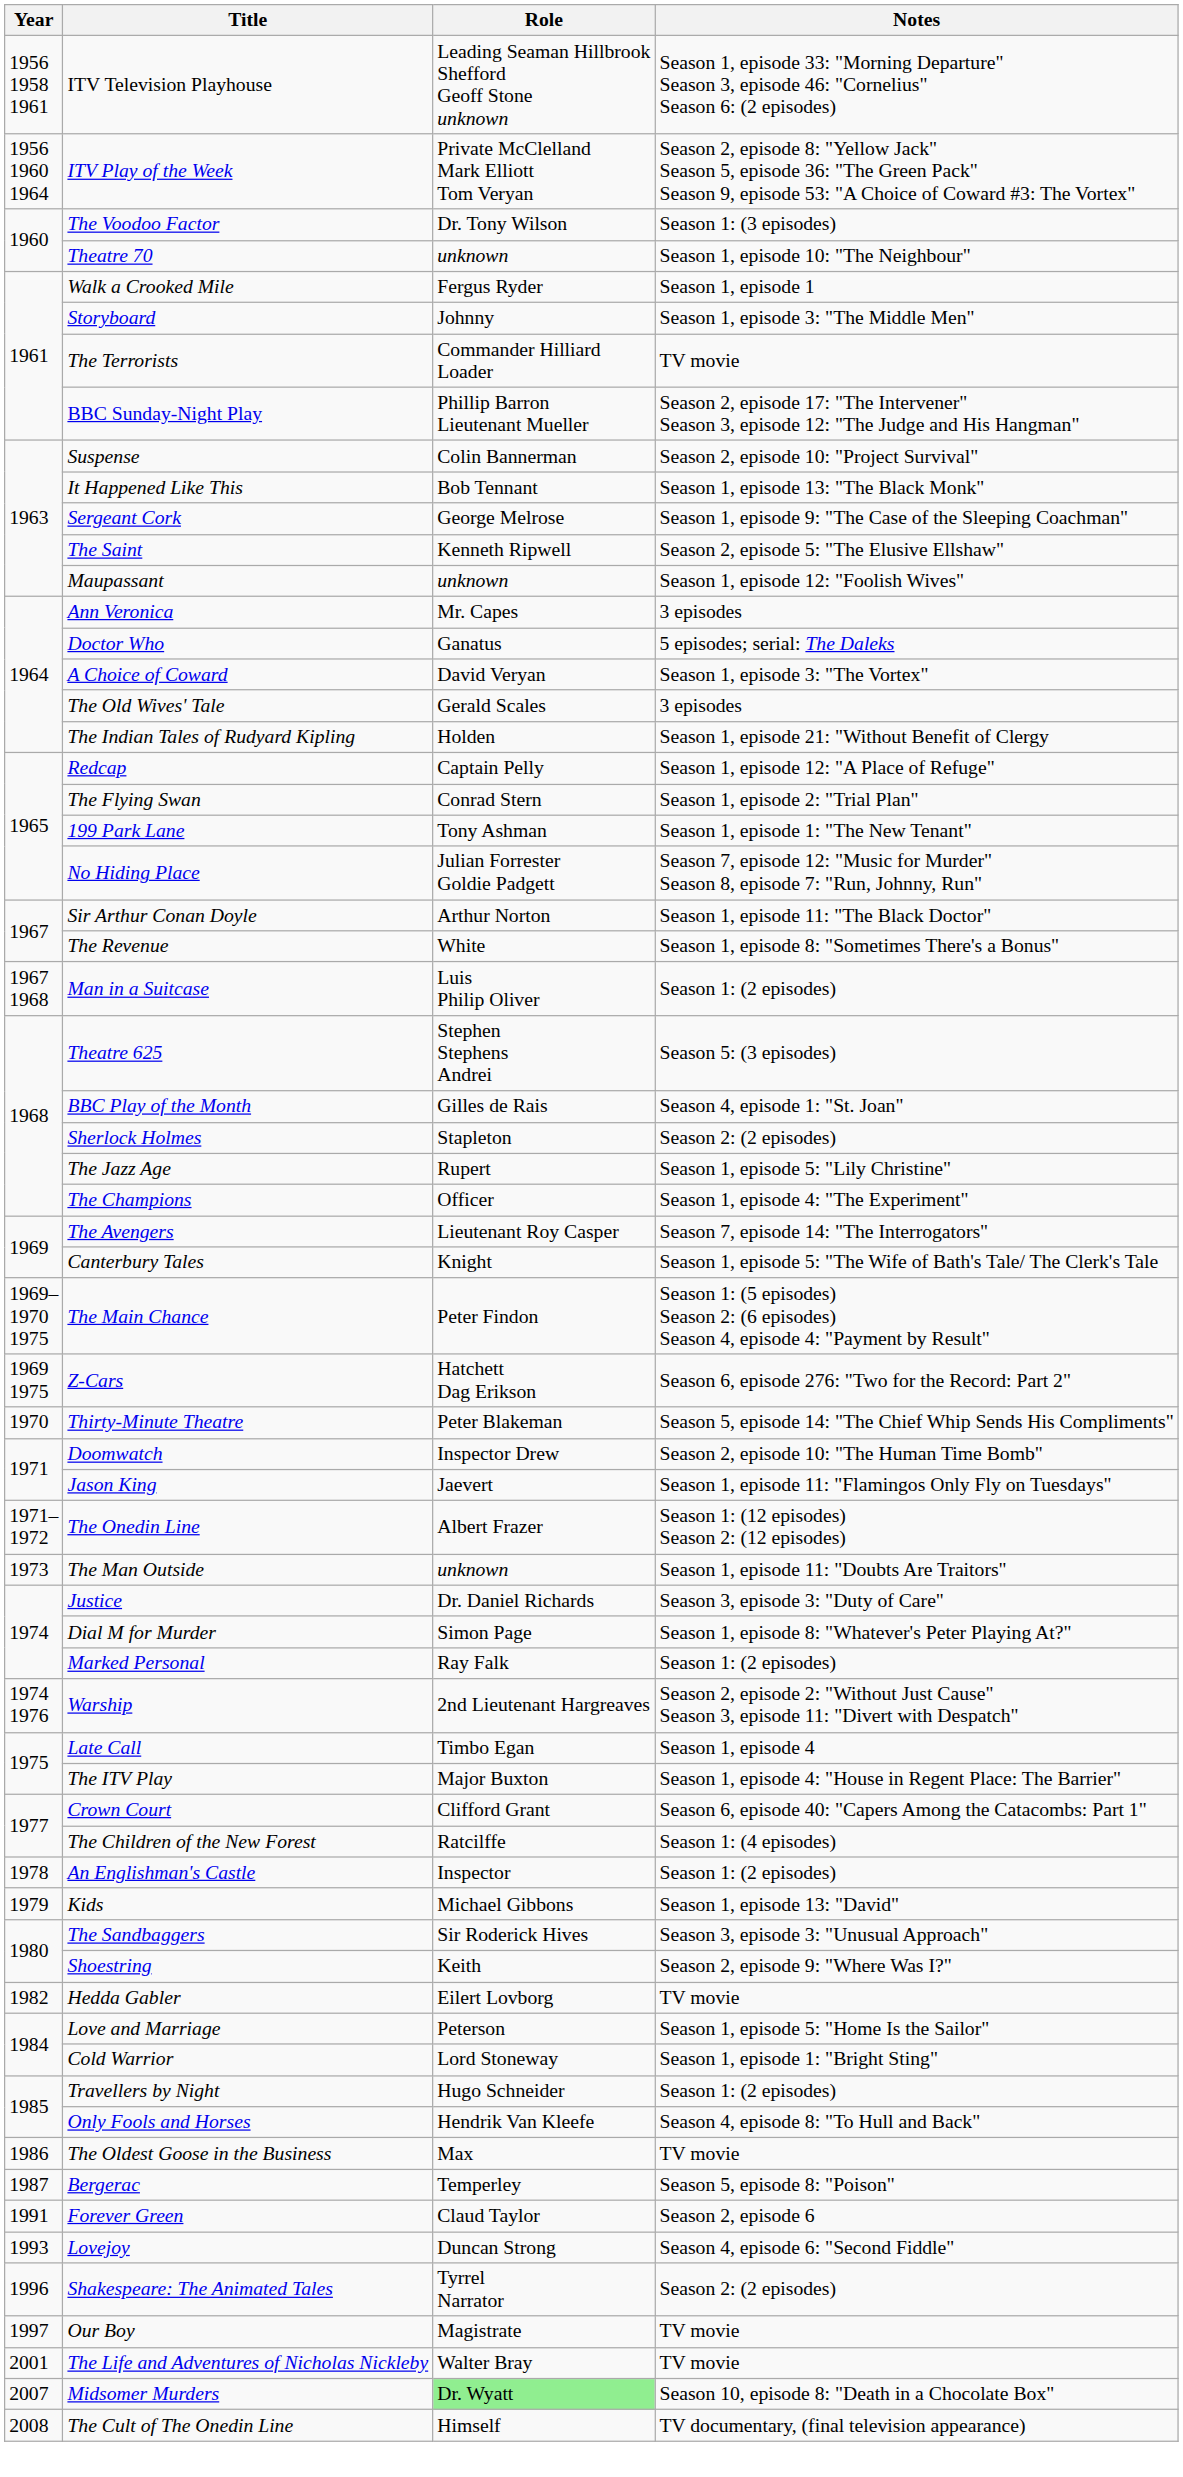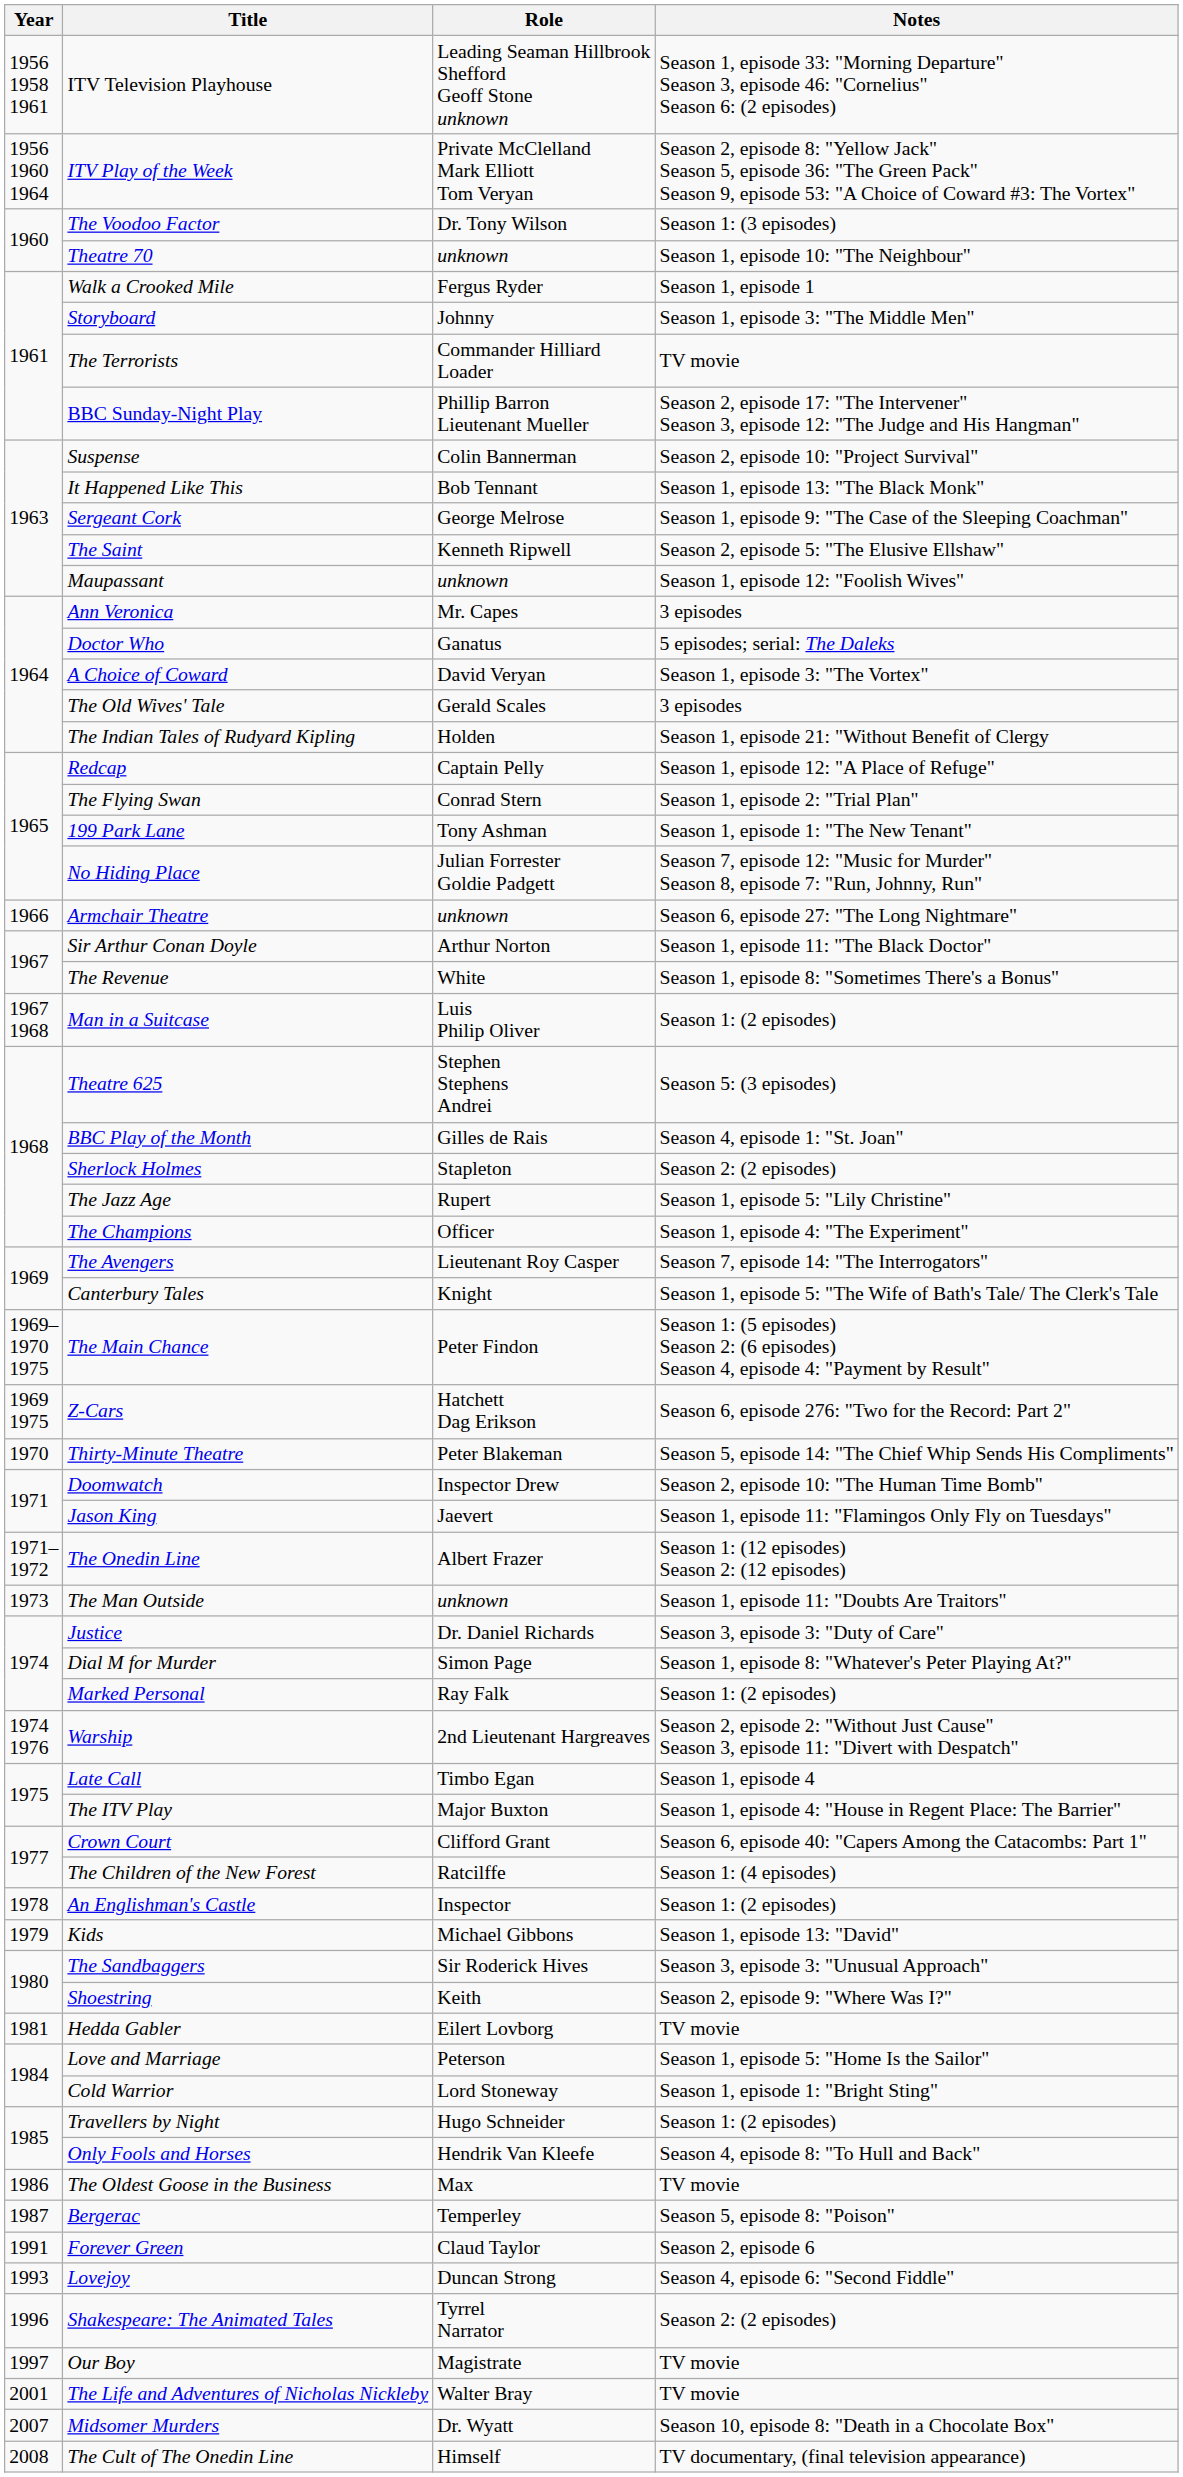+ row: (138, 915)
(29, 1997) 1982 -> (29, 2028) 1981
(475, 2394) lightgreen background -> (475, 2425) no background
